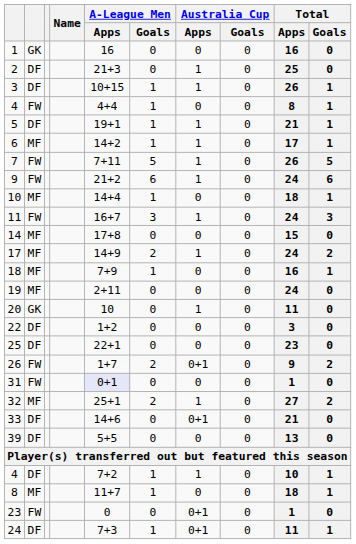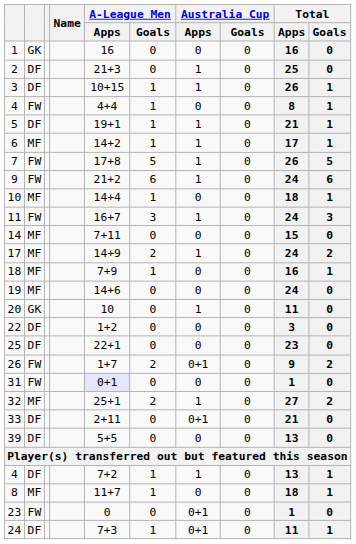(107, 161) 7+11 -> (107, 161) 17+8
(107, 235) 17+8 -> (107, 235) 7+11
(107, 290) 2+11 -> (107, 290) 14+6
(107, 419) 14+6 -> (107, 419) 2+11
(292, 474) 10 -> (292, 474) 13
